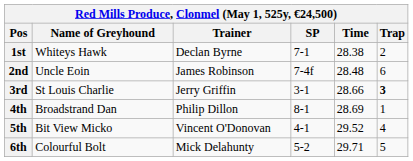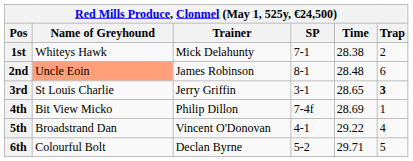(209, 52) Declan Byrne -> (215, 52) Mick Delahunty
(62, 71) no background -> (62, 71) lightsalmon background
(304, 71) 7-4f -> (302, 71) 8-1
(350, 90) 28.66 -> (350, 90) 28.65
(76, 109) Broadstrand Dan -> (74, 109) Bit View Micko
(302, 109) 8-1 -> (304, 109) 7-4f
(74, 128) Bit View Micko -> (76, 128) Broadstrand Dan
(350, 128) 29.52 -> (350, 128) 29.22
(215, 147) Mick Delahunty -> (209, 147) Declan Byrne
